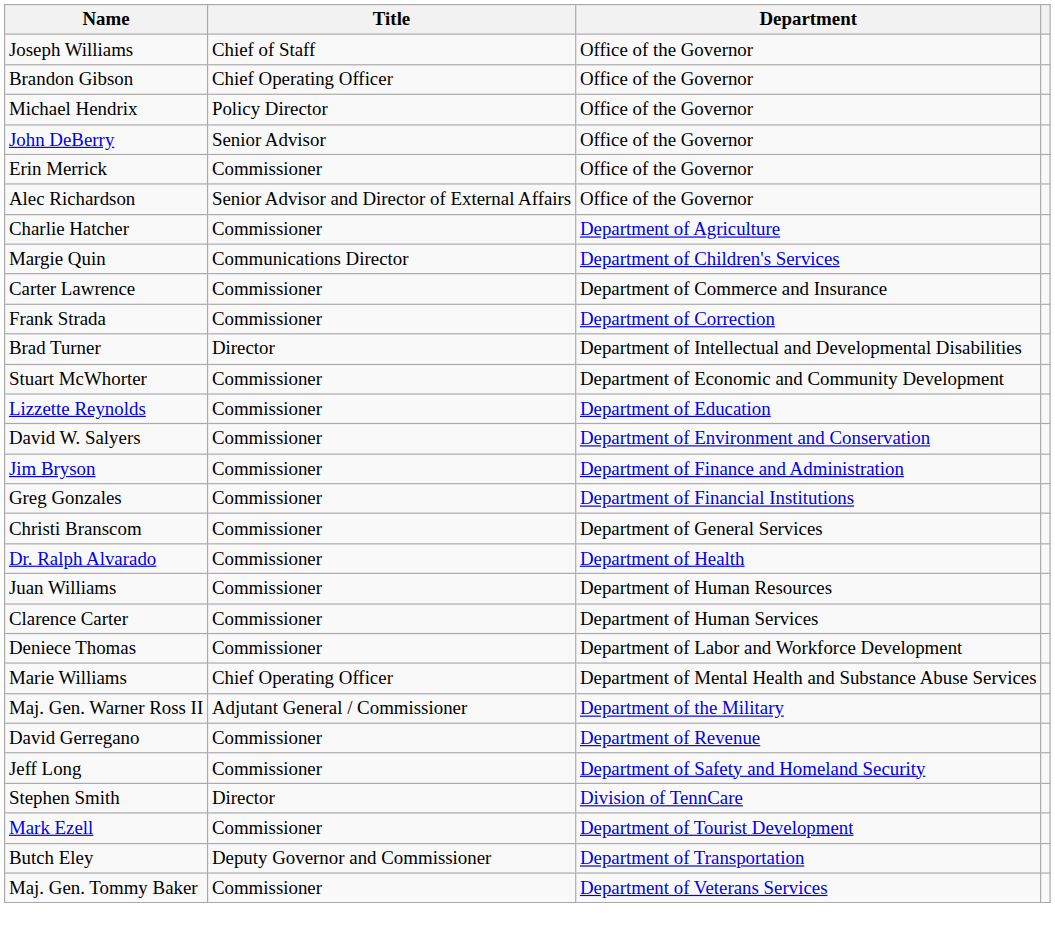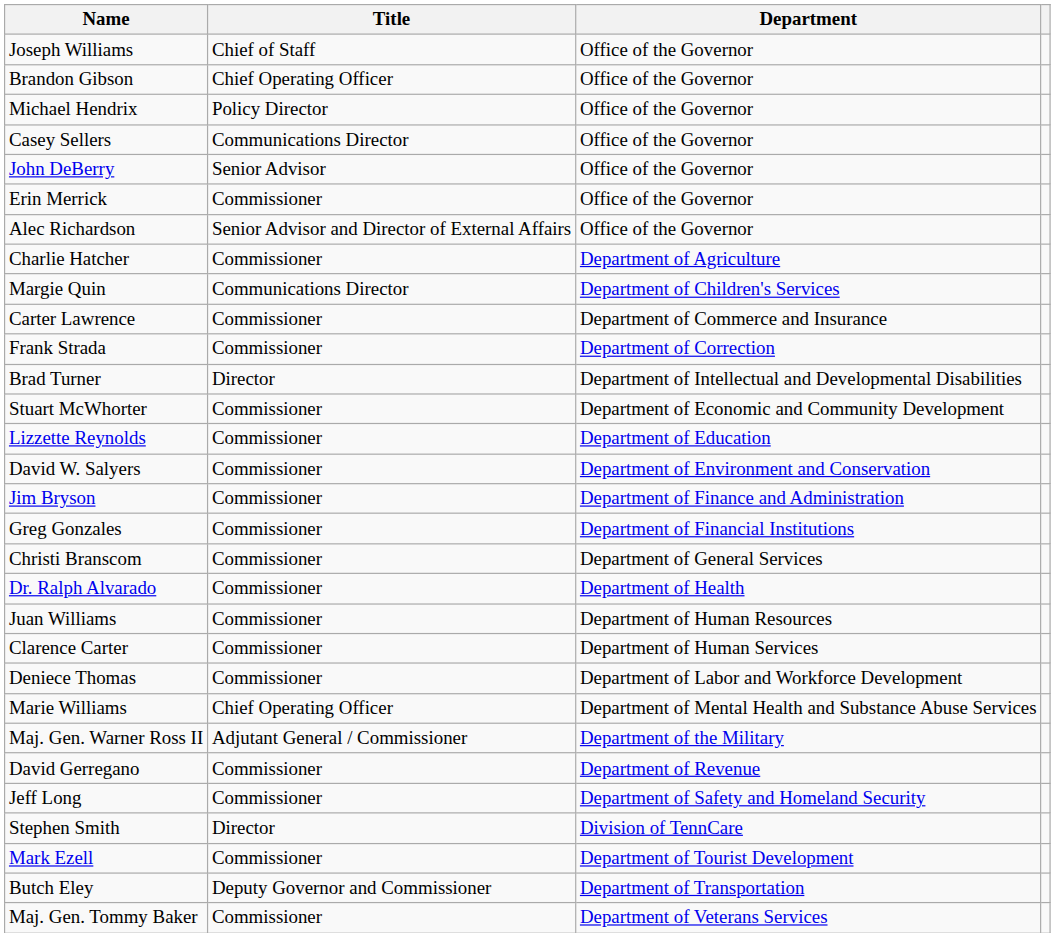+ row: (60, 139)
